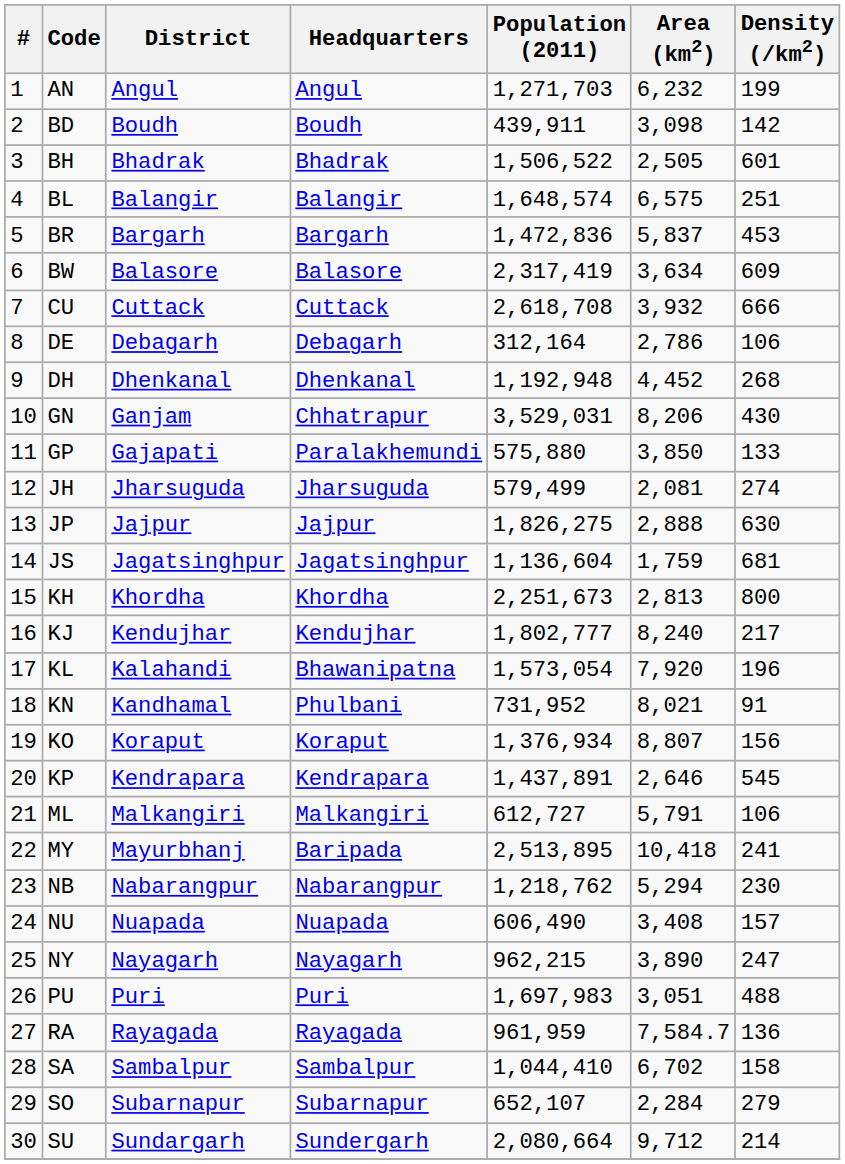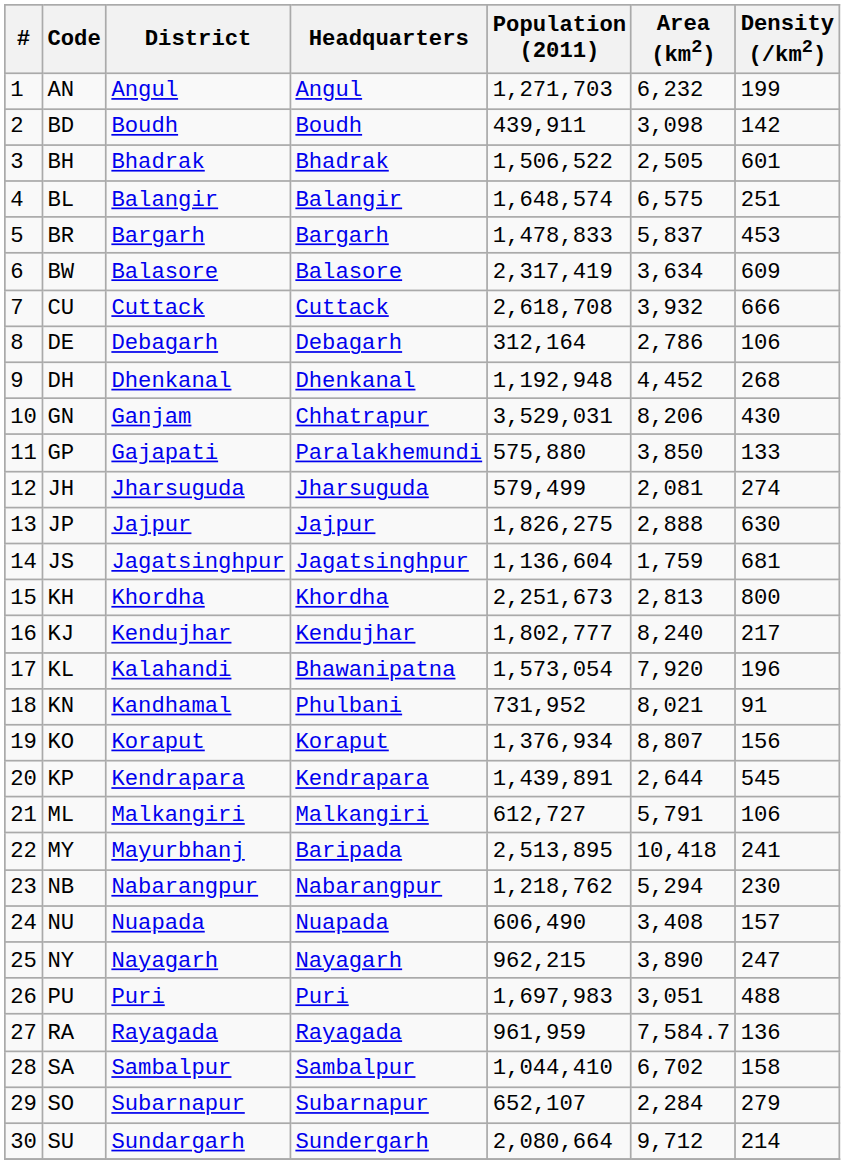(553, 235) 1,472,836 -> (553, 235) 1,478,833
(553, 779) 1,437,891 -> (553, 779) 1,439,891
(670, 779) 2,646 -> (670, 779) 2,644
